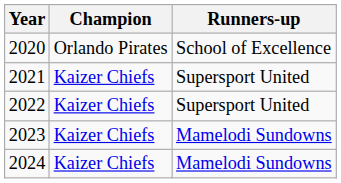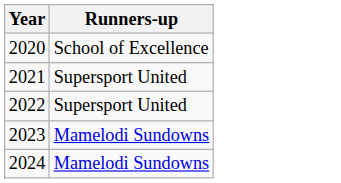- column: (111, 18)
